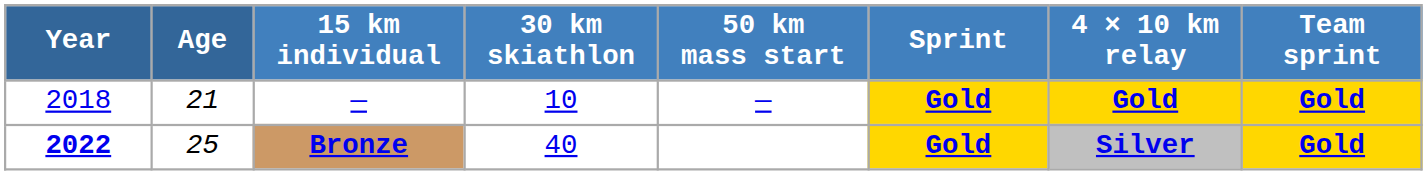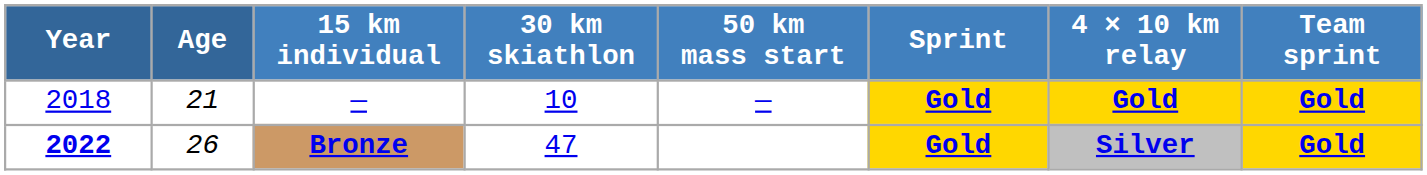(202, 147) 25 -> (202, 147) 26
(561, 147) 40 -> (561, 147) 47
